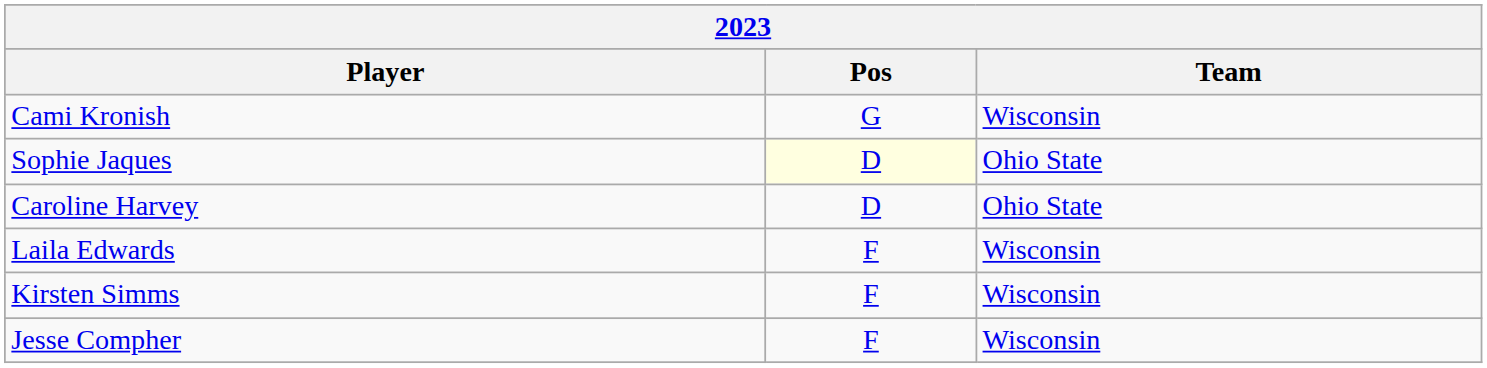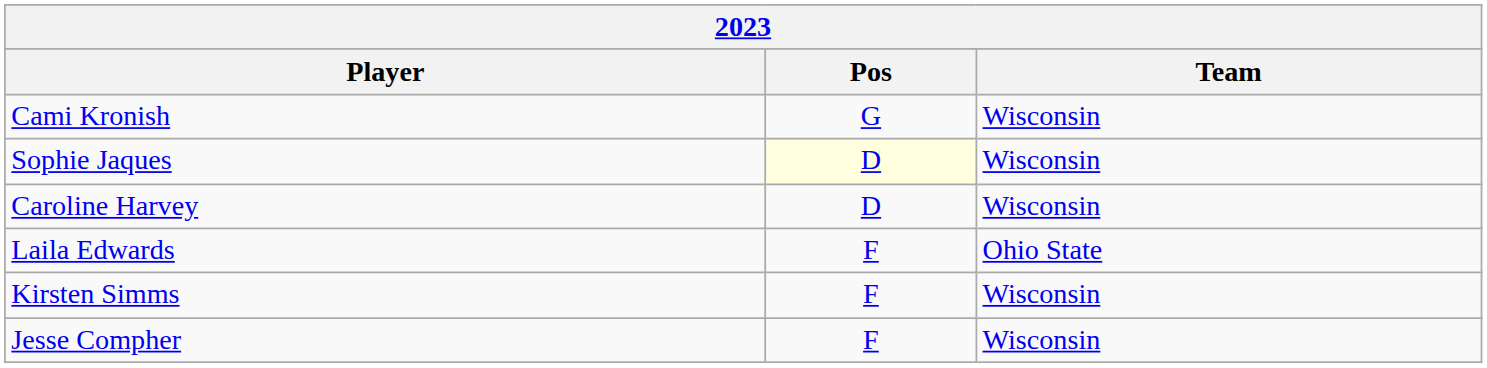(1042, 160) Ohio State -> (1041, 160) Wisconsin
(1042, 205) Ohio State -> (1041, 205) Wisconsin
(1041, 250) Wisconsin -> (1042, 250) Ohio State
